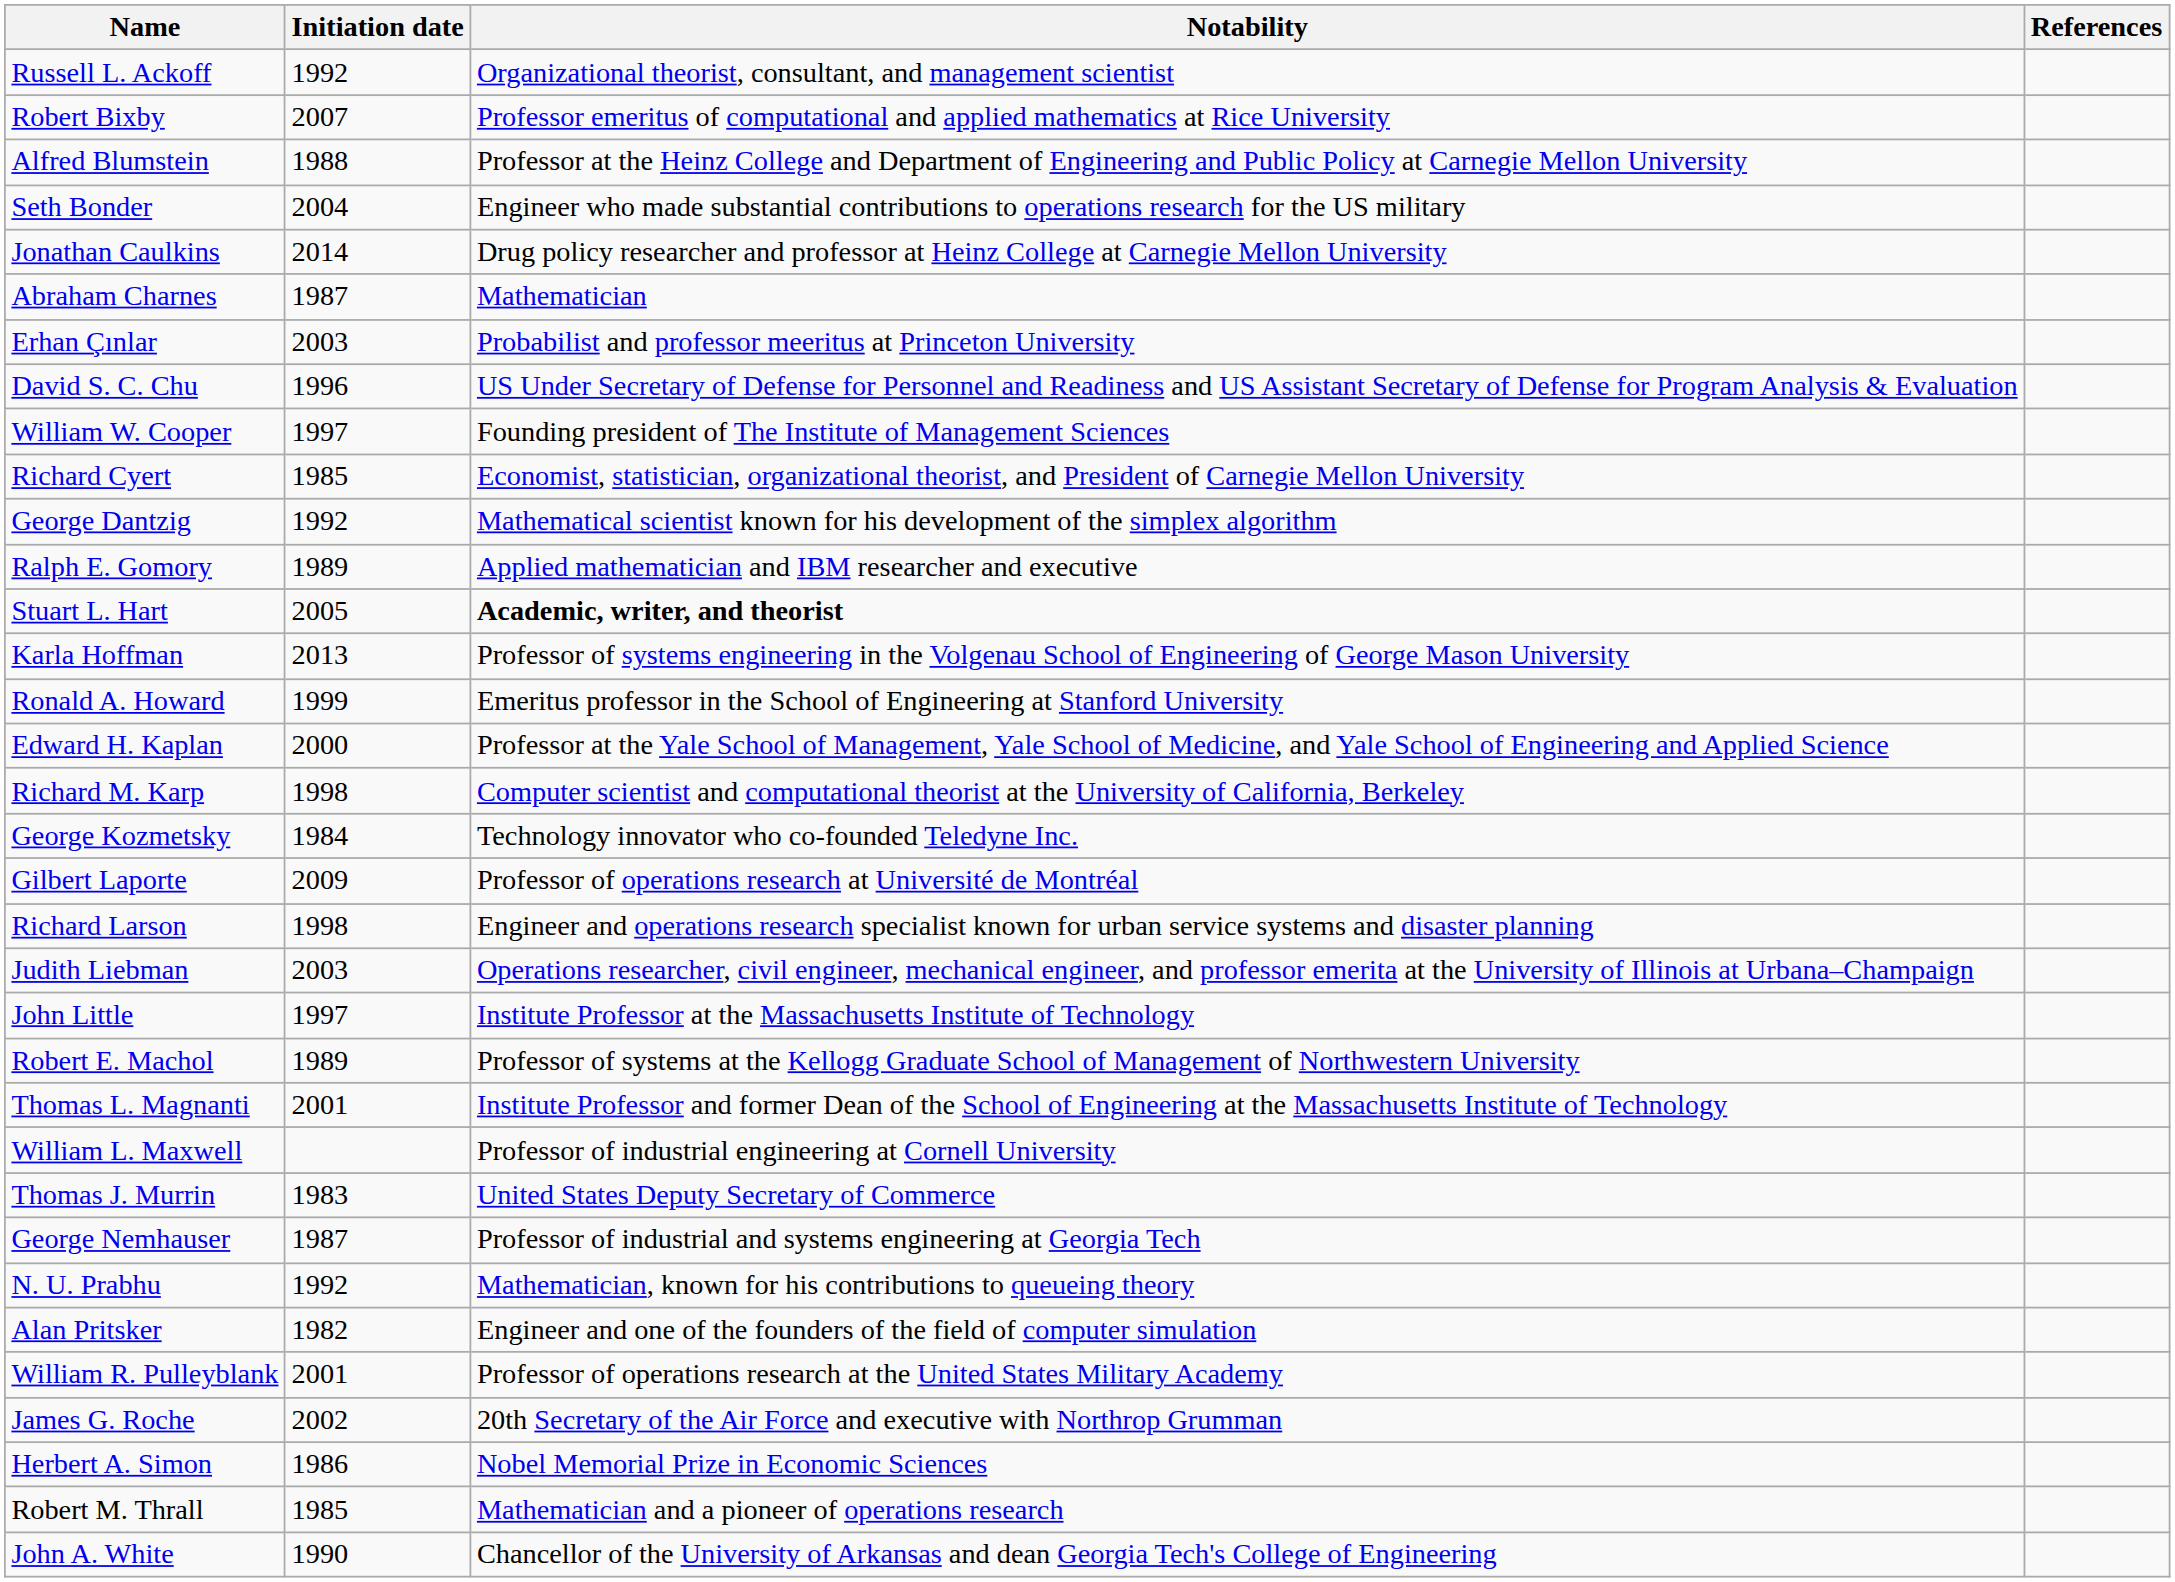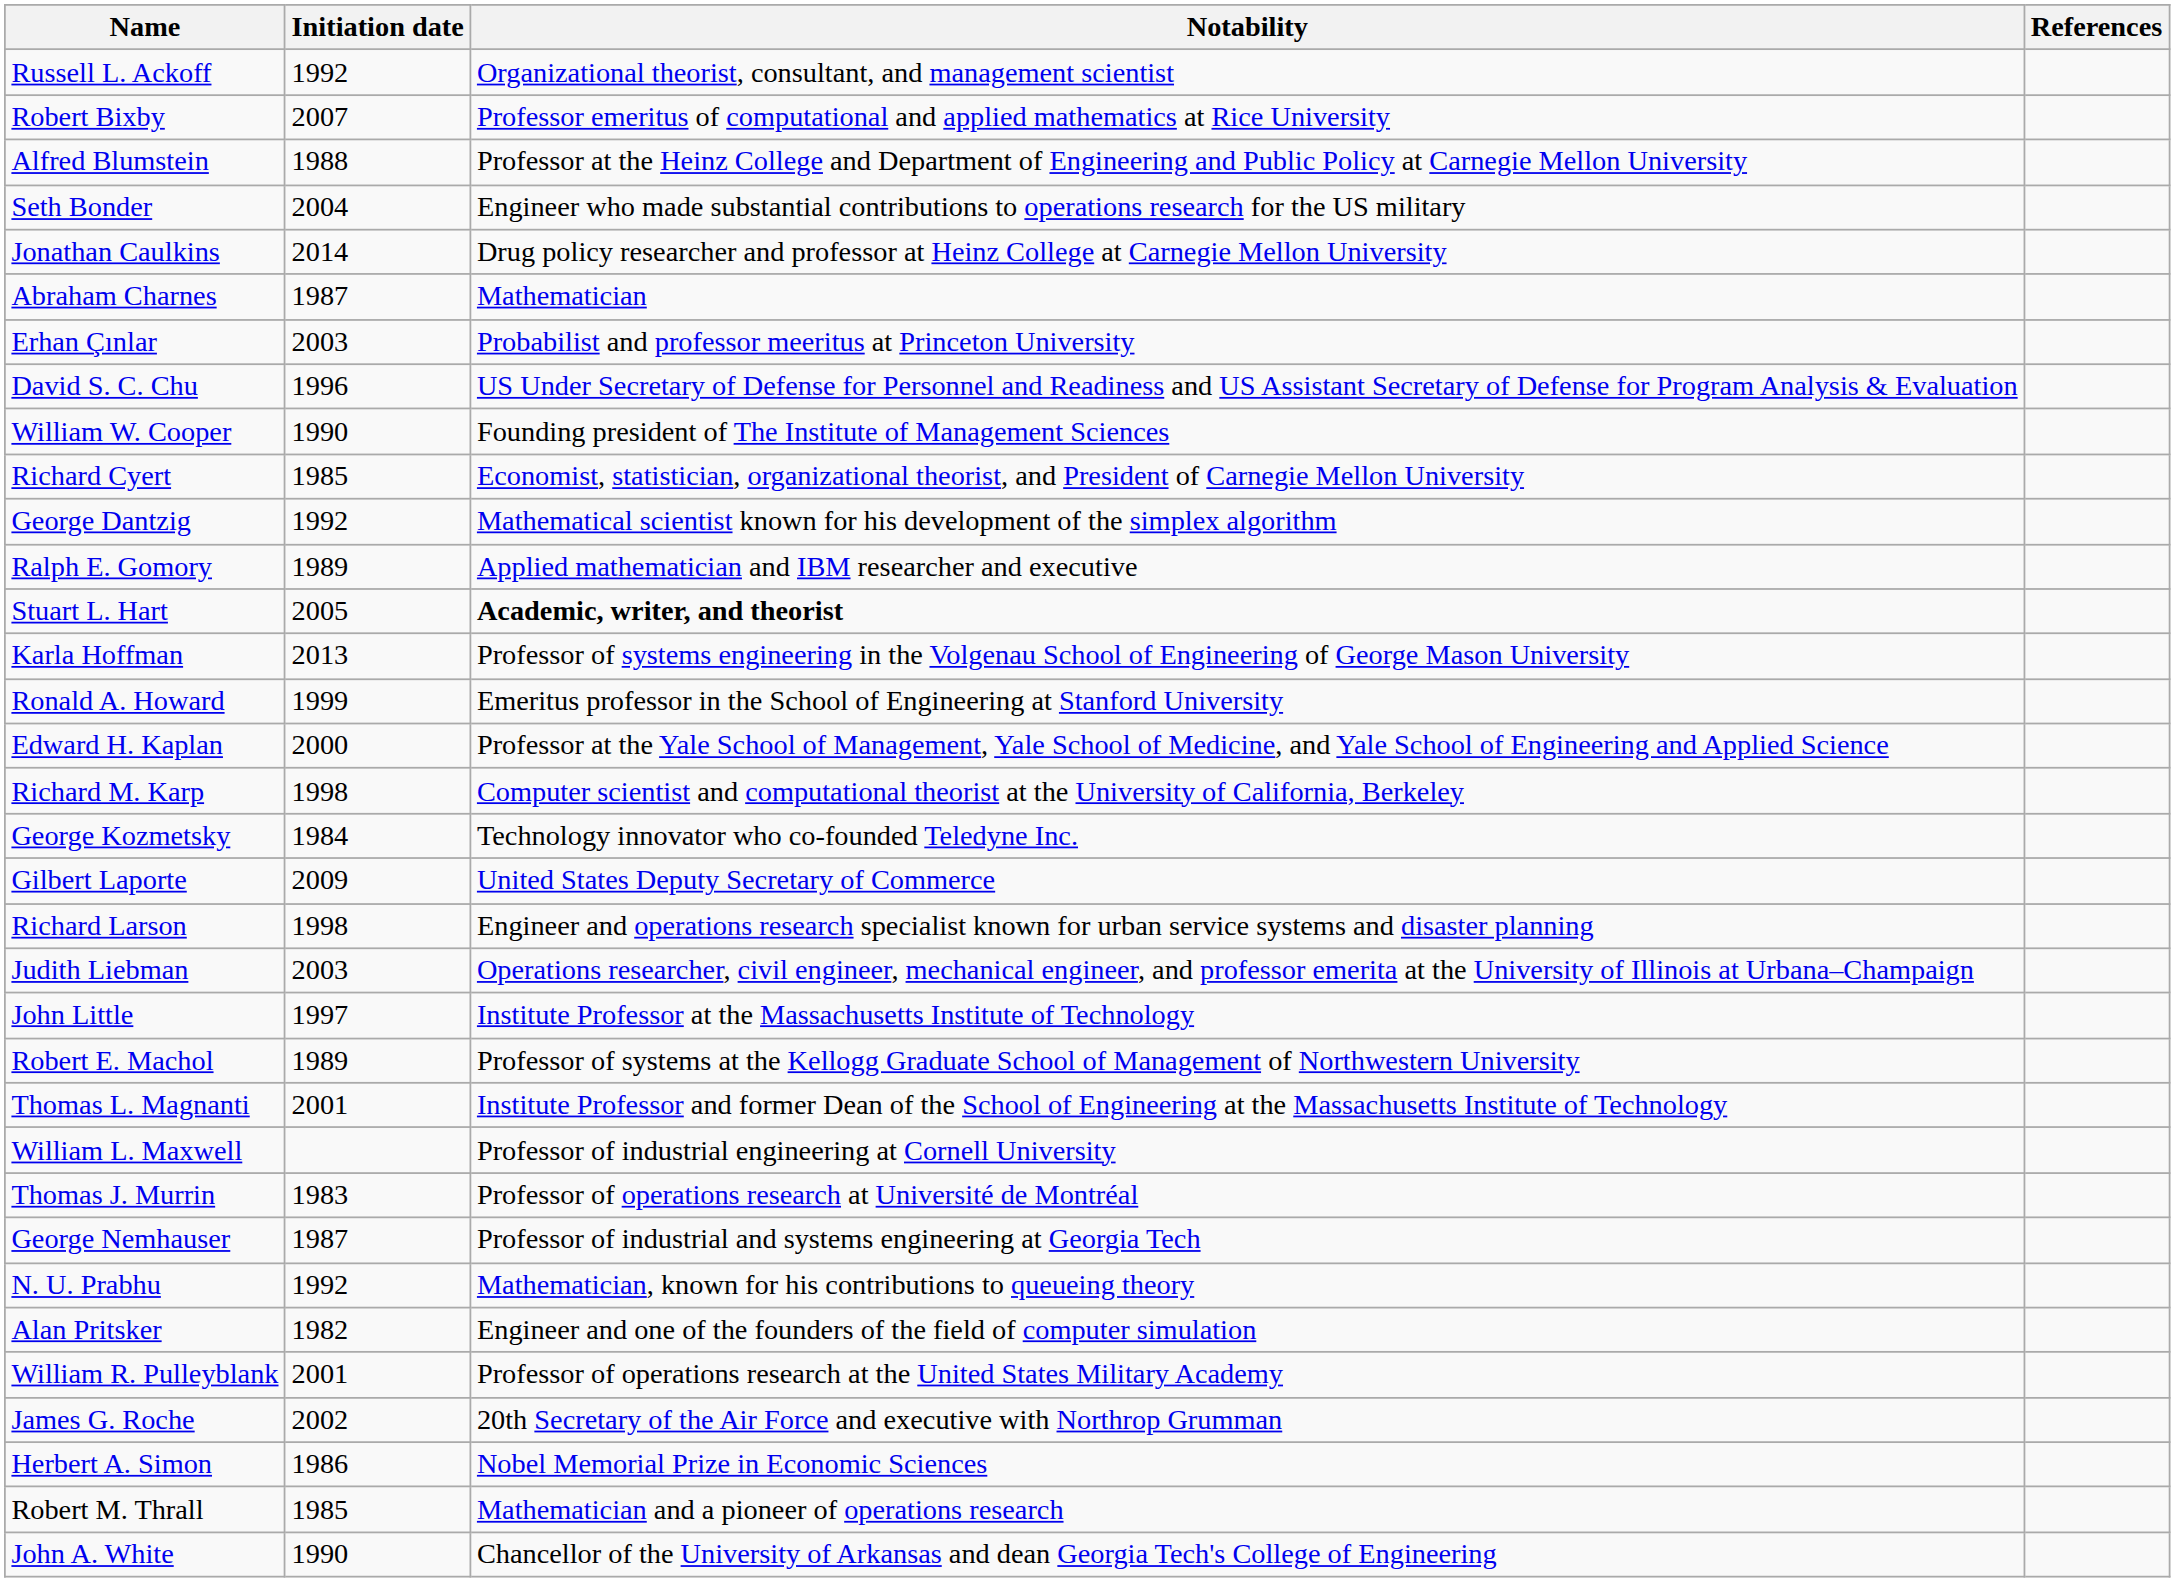(320, 431) 1997 -> (320, 431) 1990
(808, 880) Professor of operations research at Université de Montréal -> (736, 880) United States Deputy Secretary of Commerce
(736, 1194) United States Deputy Secretary of Commerce -> (808, 1194) Professor of operations research at Université de Montréal
